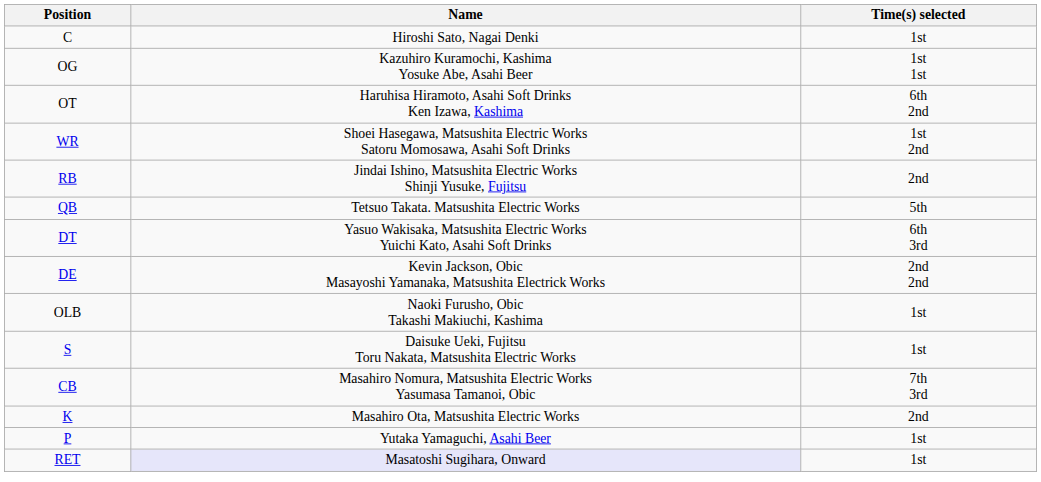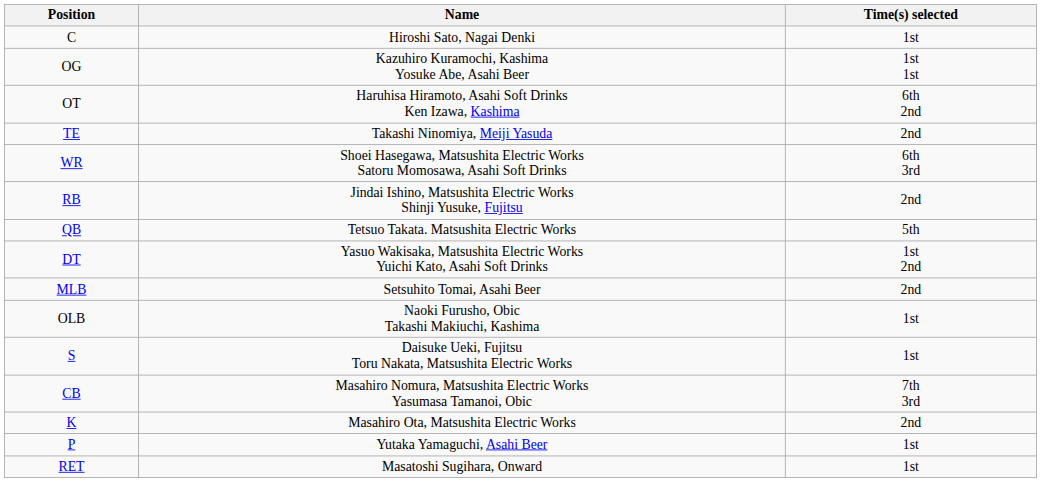+ row: (72, 133)
(918, 141) 1st 2nd -> (911, 163) 6th 3rd
(918, 237) 6th 3rd -> (911, 259) 1st 2nd
- row: (67, 275)
+ row: (72, 289)
(466, 460) lavender background -> (462, 466) no background
